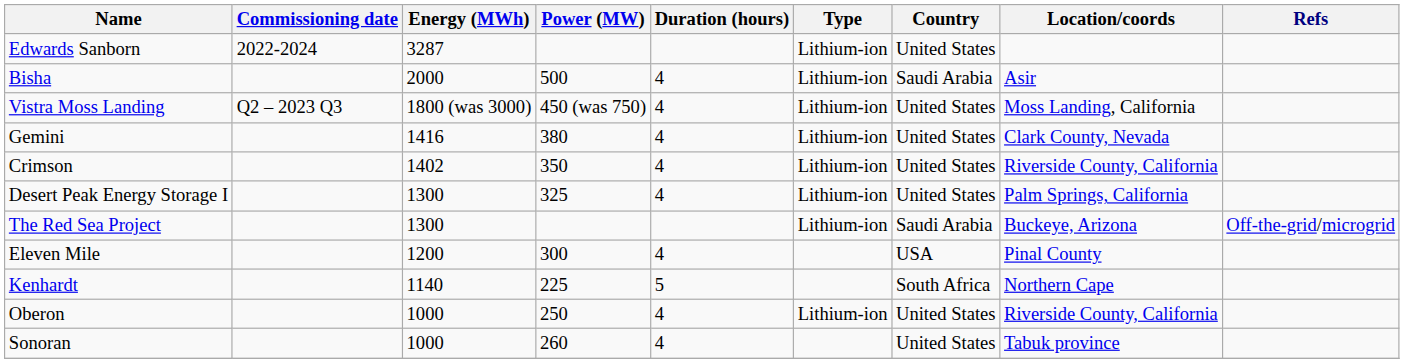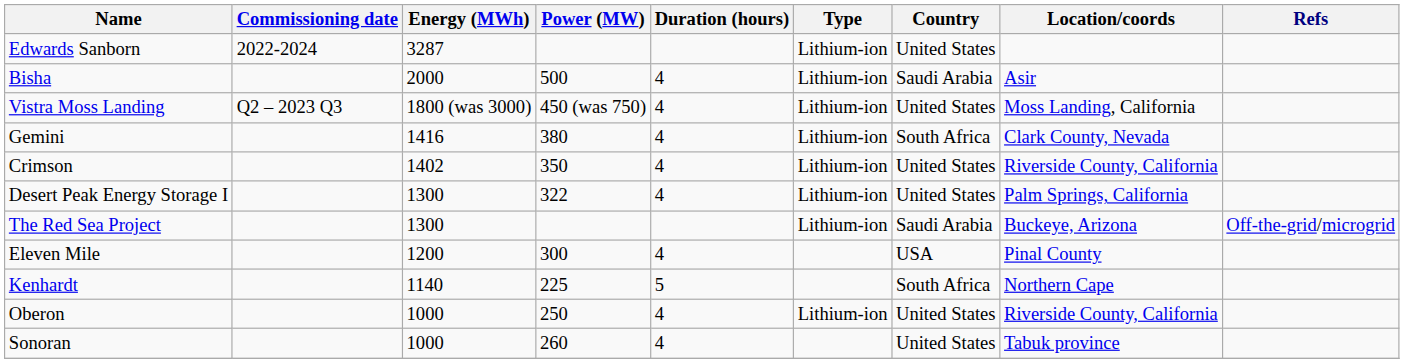(946, 136) United States -> (943, 136) South Africa
(554, 195) 325 -> (554, 195) 322
